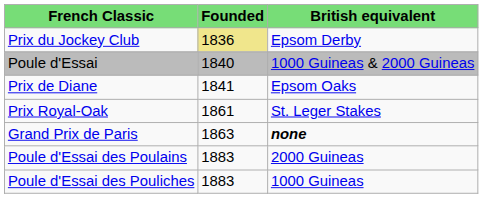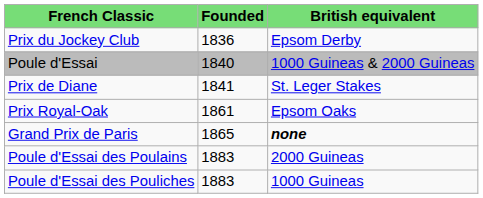(218, 39) khaki background -> (218, 39) no background
(314, 87) Epsom Oaks -> (326, 87) St. Leger Stakes
(326, 110) St. Leger Stakes -> (314, 110) Epsom Oaks
(218, 134) 1863 -> (218, 134) 1865
